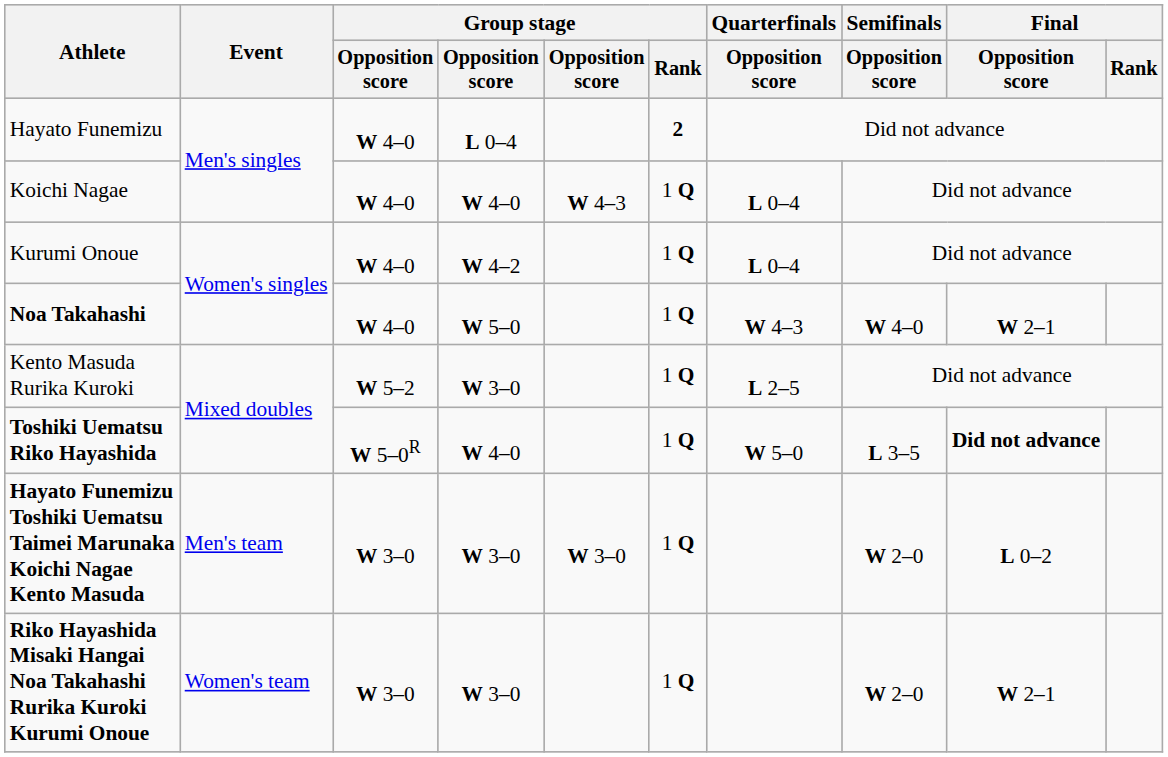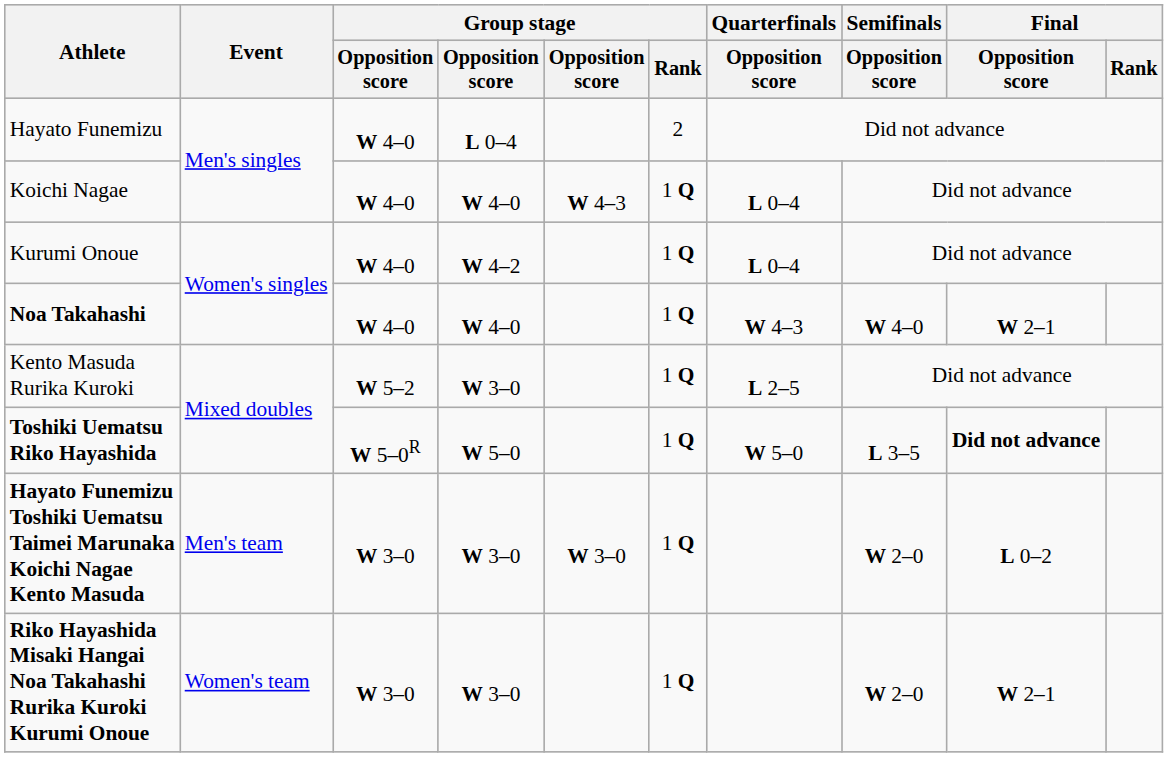(678, 129) bold -> (678, 129) normal
(491, 327) W 5–0 -> (491, 327) W 4–0
(491, 453) W 4–0 -> (491, 453) W 5–0
